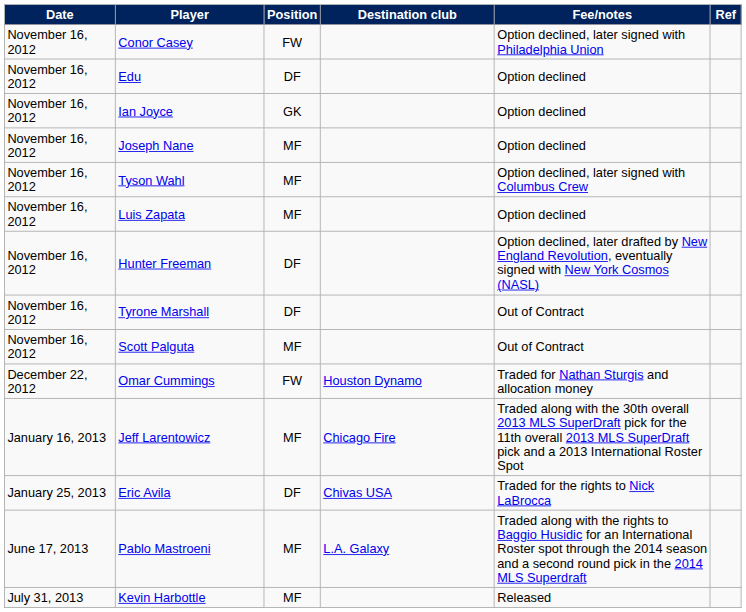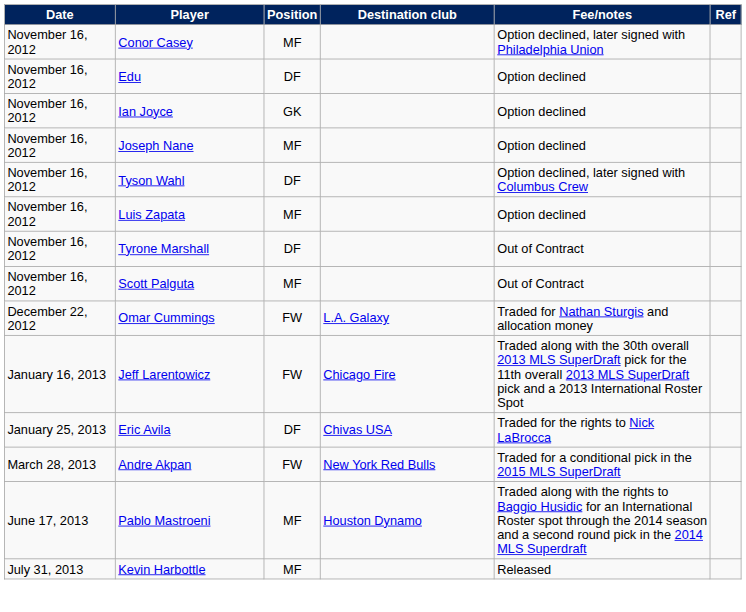(292, 42) FW -> (292, 42) MF
(292, 180) MF -> (292, 180) DF
- row: (165, 263)
(373, 381) Houston Dynamo -> (356, 318) L.A. Galaxy
(292, 437) MF -> (292, 374) FW
+ row: (155, 464)
(356, 549) L.A. Galaxy -> (373, 520) Houston Dynamo
